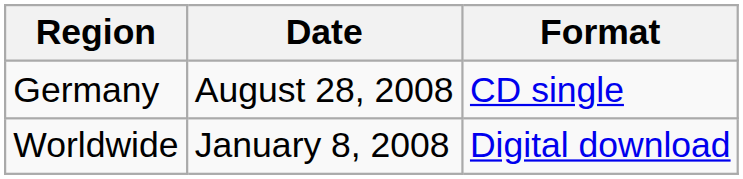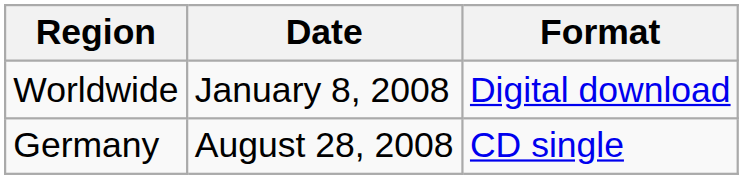rows swapped: (96, 145) <-> (86, 88)
